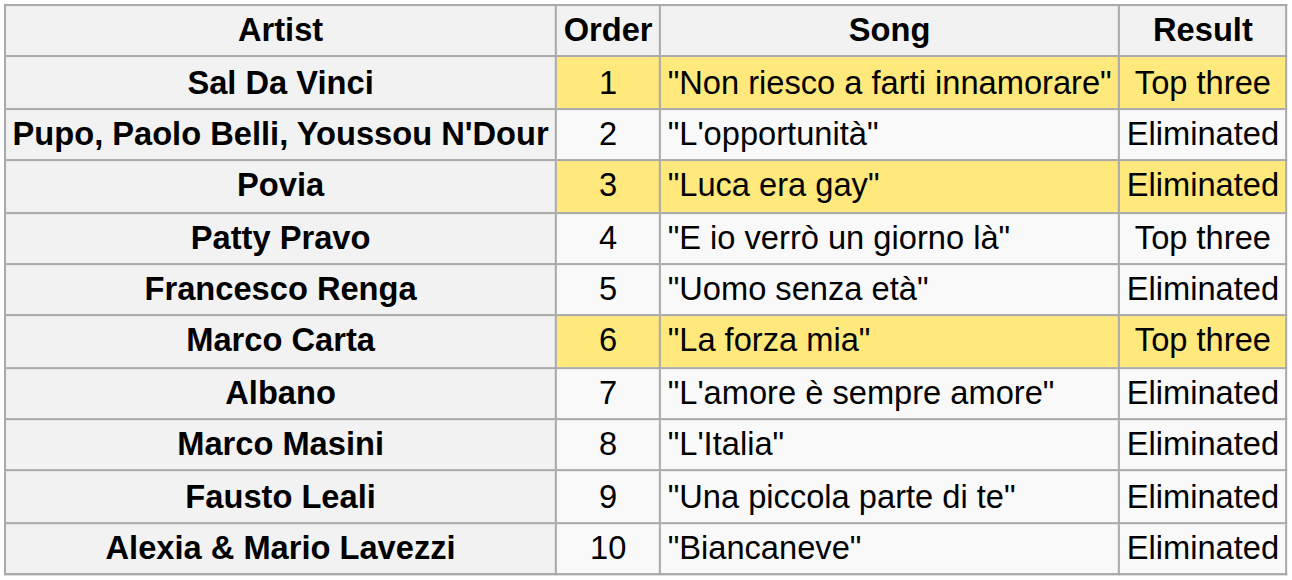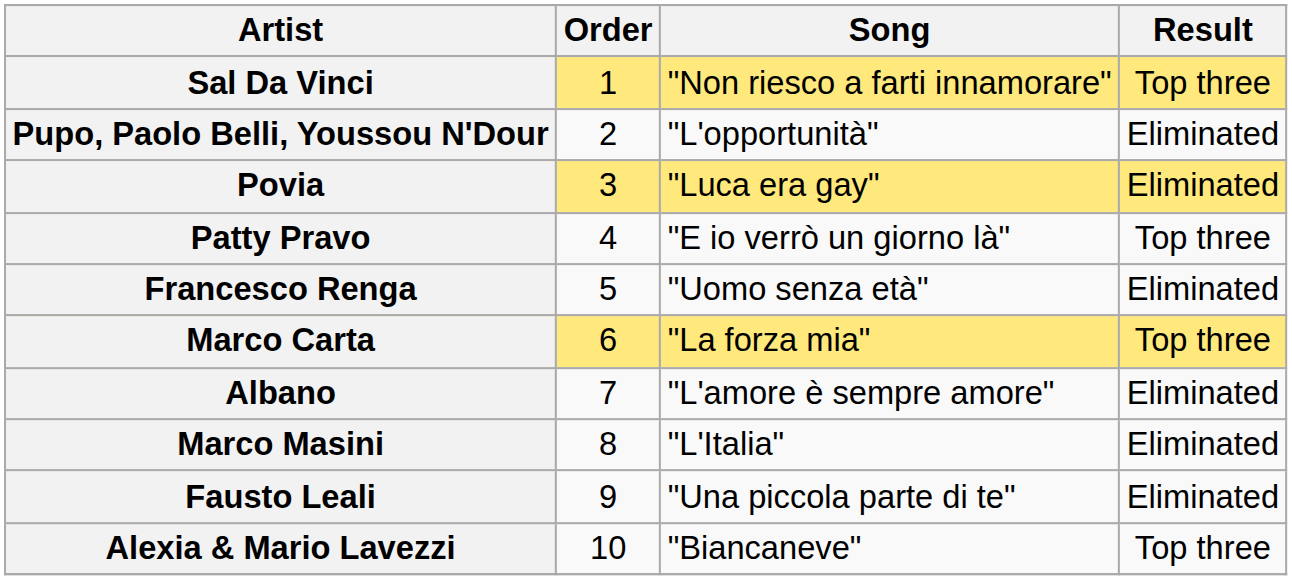(1203, 548) Eliminated -> (1203, 548) Top three
